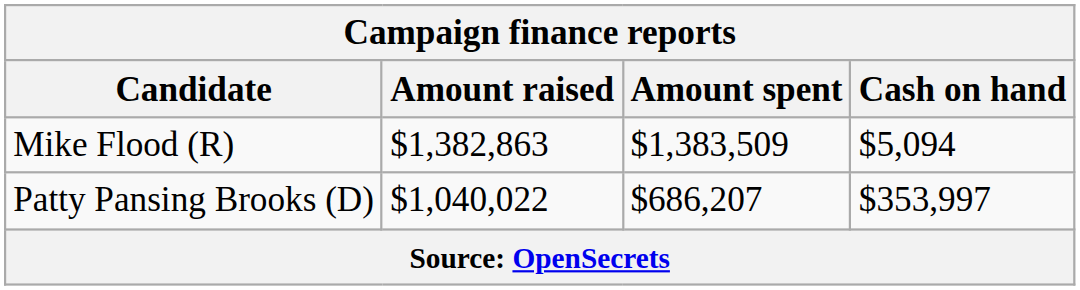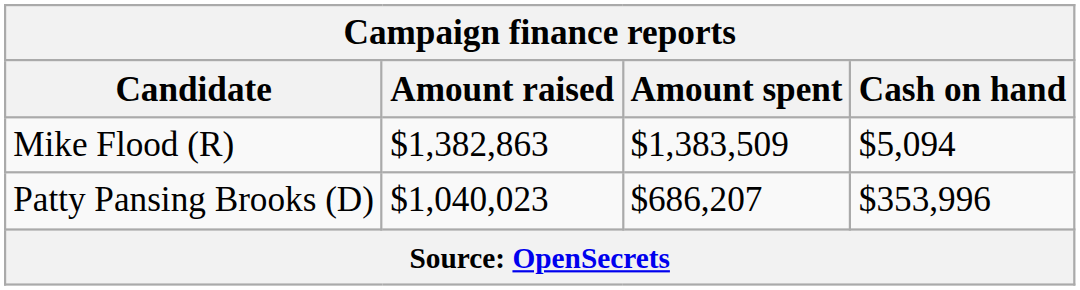(469, 199) $1,040,022 -> (469, 199) $1,040,023
(925, 199) $353,997 -> (925, 199) $353,996
